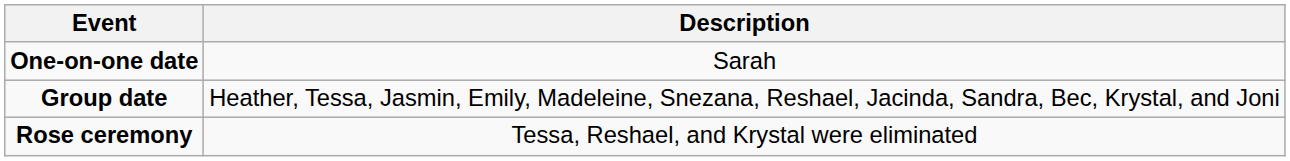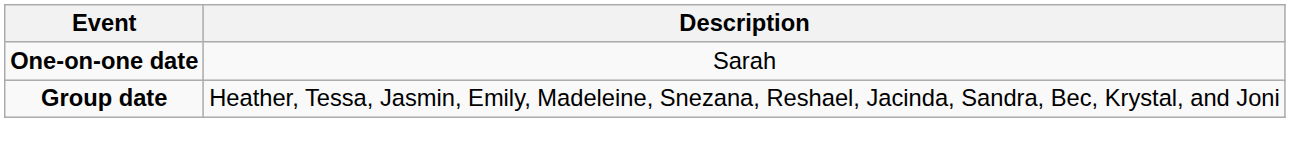- row: (104, 135)
